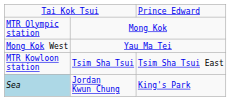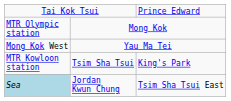(181, 63) Tsim Sha Tsui East -> (164, 63) King's Park
(164, 85) King's Park -> (181, 85) Tsim Sha Tsui East
